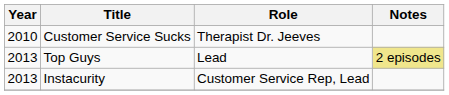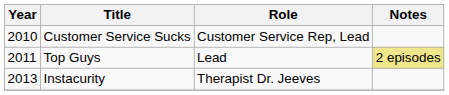(259, 36) Therapist Dr. Jeeves -> (283, 36) Customer Service Rep, Lead
(22, 57) 2013 -> (22, 57) 2011
(283, 79) Customer Service Rep, Lead -> (259, 79) Therapist Dr. Jeeves
